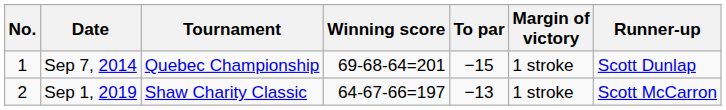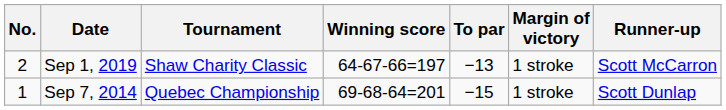rows swapped: (90, 65) <-> (90, 92)
